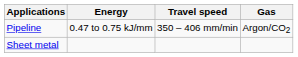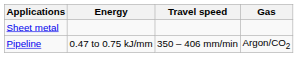rows swapped: (33, 45) <-> (24, 28)
